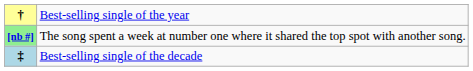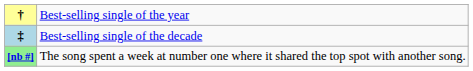rows swapped: (21, 56) <-> (21, 35)
